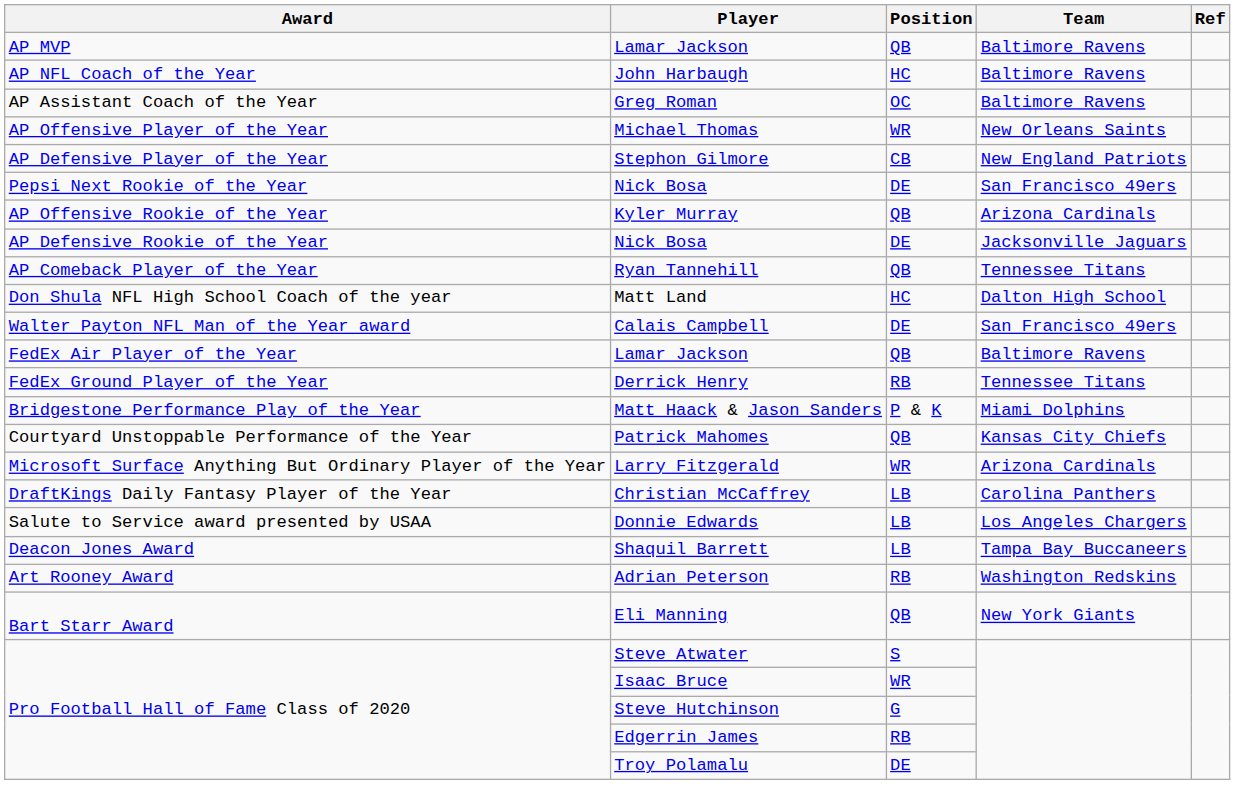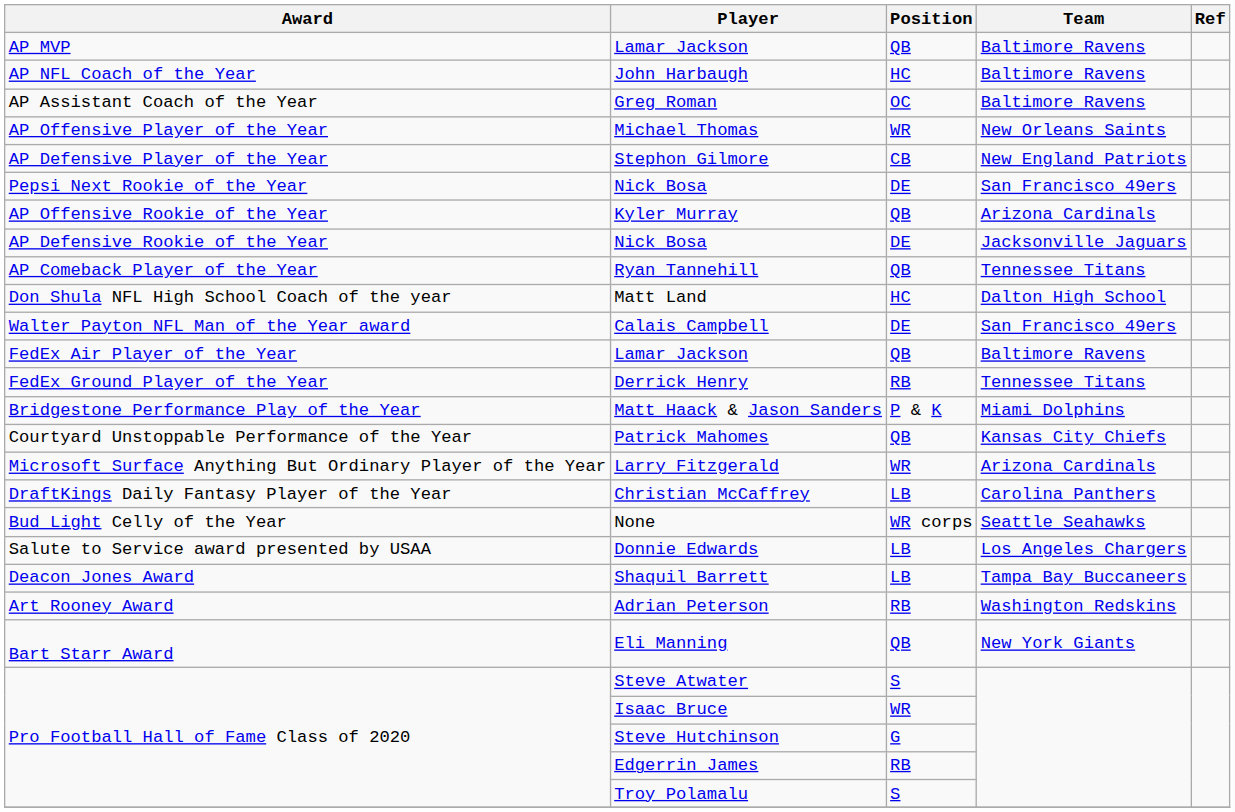+ row: (148, 522)
(900, 766) DE -> (895, 794) S
